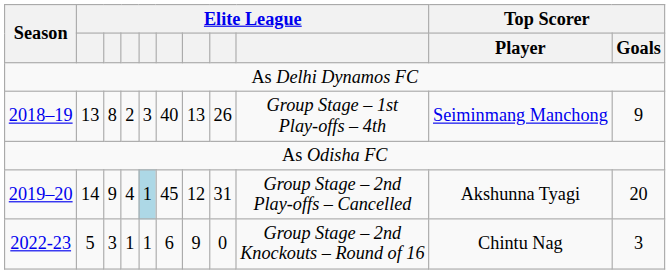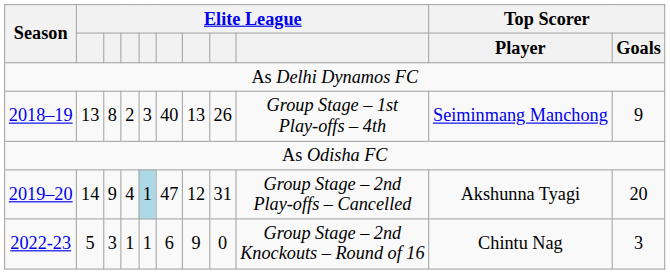(169, 194) 45 -> (169, 194) 47
